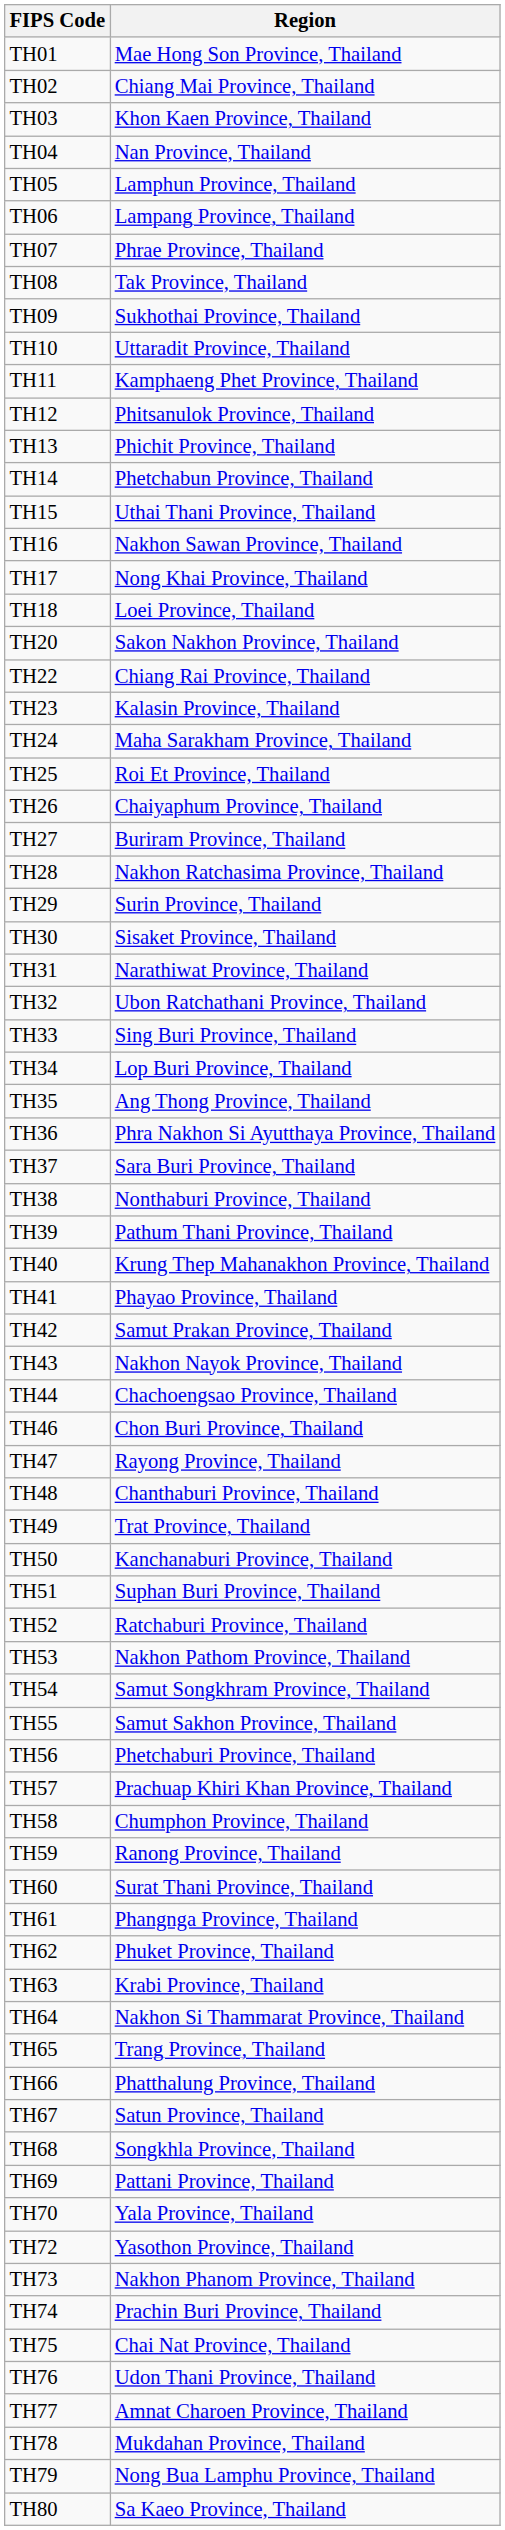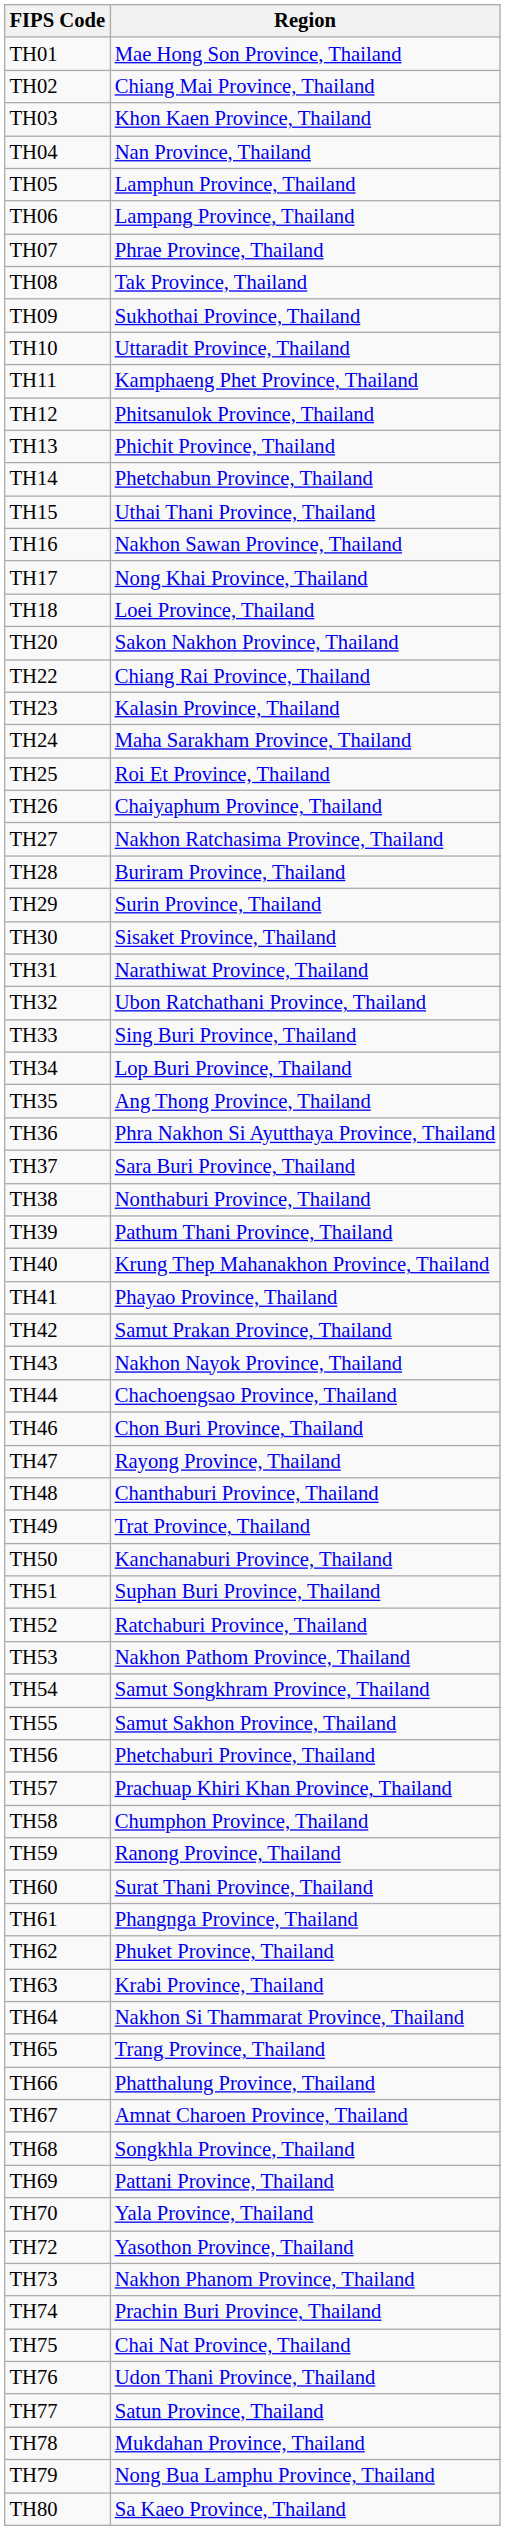(230, 839) Buriram Province, Thailand -> (279, 839) Nakhon Ratchasima Province, Thailand
(279, 871) Nakhon Ratchasima Province, Thailand -> (230, 871) Buriram Province, Thailand
(219, 2115) Satun Province, Thailand -> (261, 2115) Amnat Charoen Province, Thailand
(261, 2410) Amnat Charoen Province, Thailand -> (219, 2410) Satun Province, Thailand
